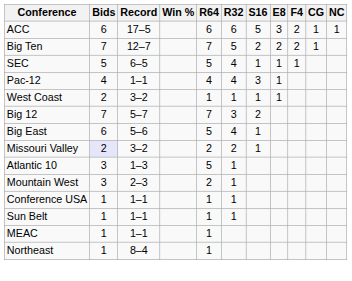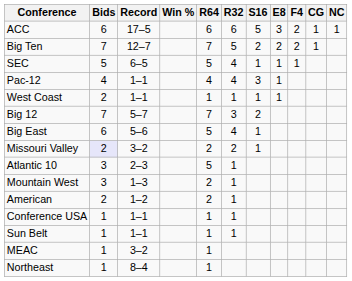(139, 98) 3–2 -> (139, 98) 1–1
(139, 166) 1–3 -> (139, 166) 2–3
(139, 183) 2–3 -> (139, 183) 1–3
+ row: (29, 200)
(139, 234) 1–1 -> (139, 251) 3–2
